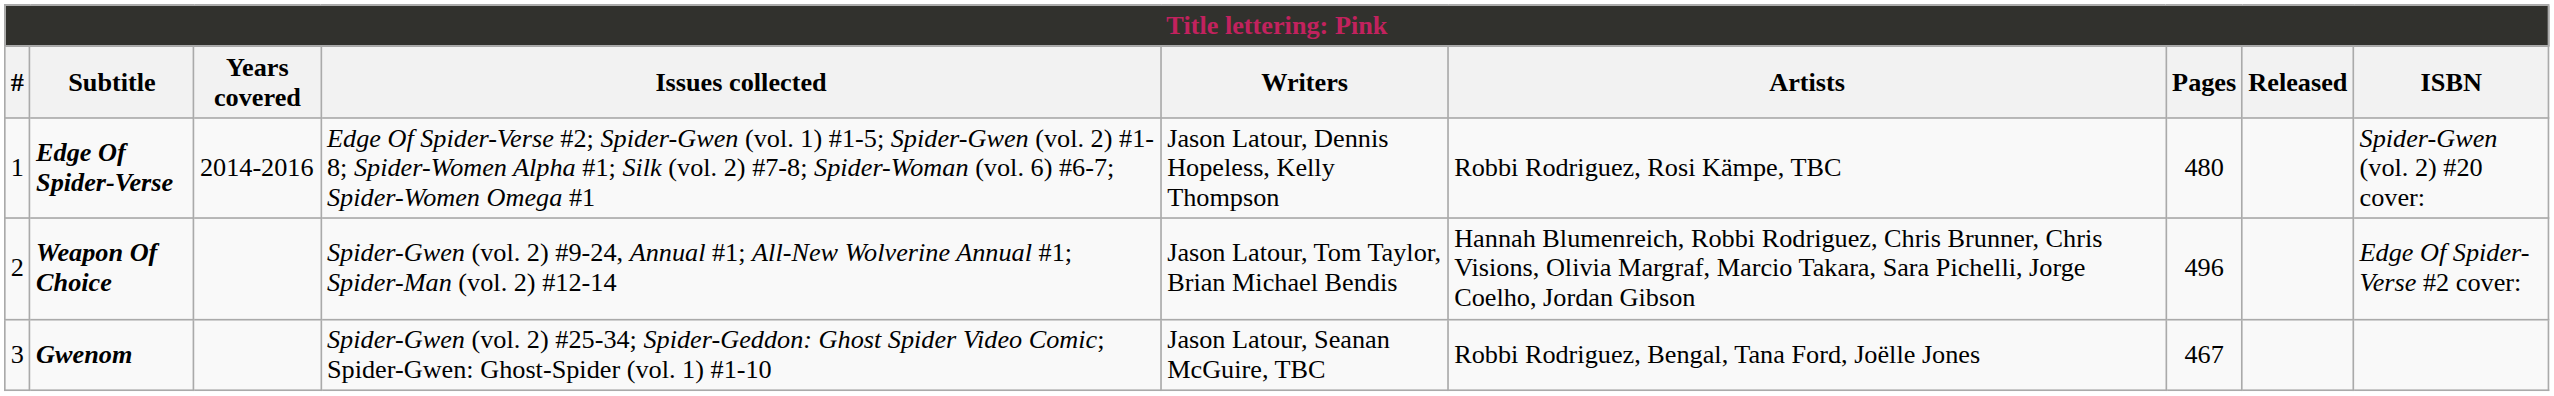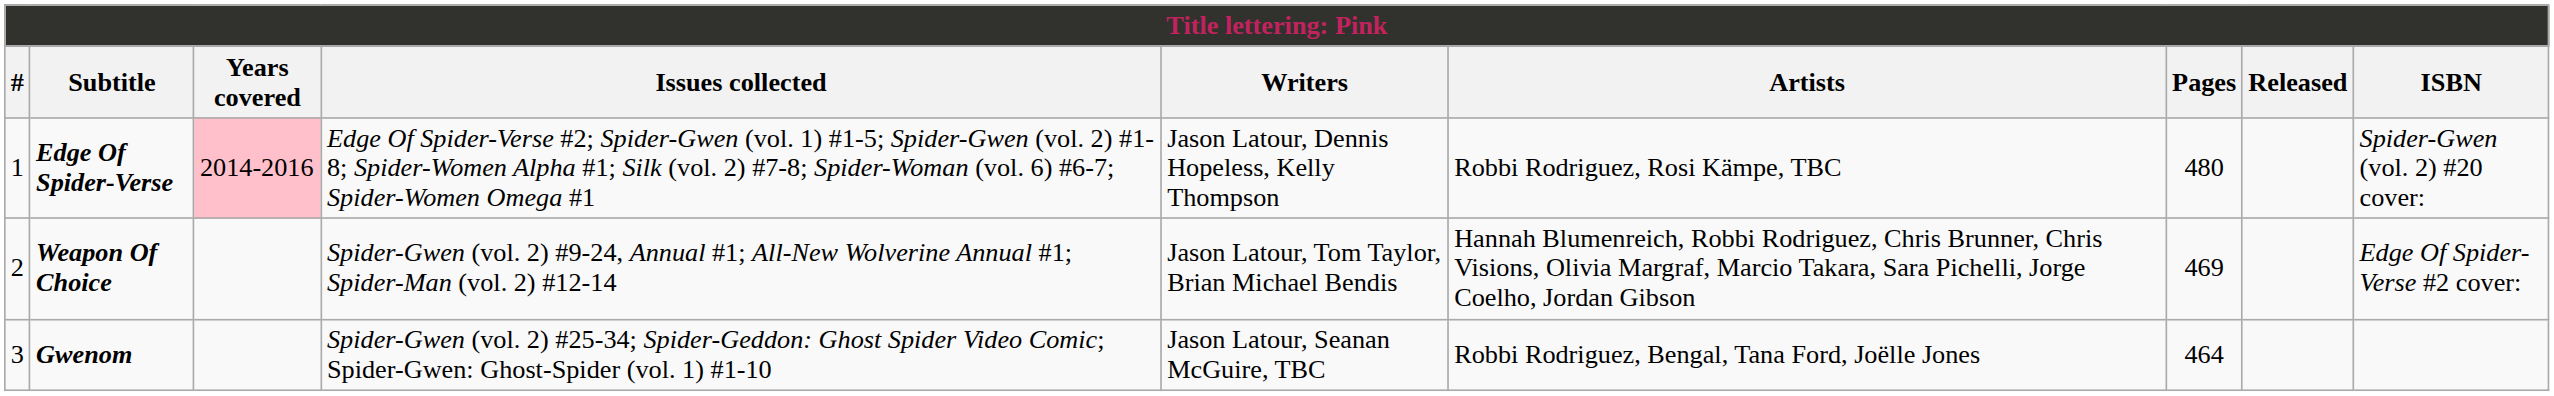(257, 167) no background -> (257, 167) pink background
(2204, 268) 496 -> (2204, 268) 469
(2204, 354) 467 -> (2204, 354) 464
